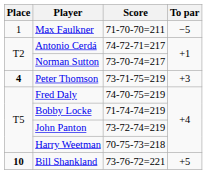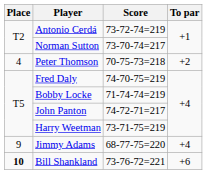- row: (65, 29)
(135, 45) 74-72-71=217 -> (135, 29) 73-72-74=219
(19, 78) bold -> (19, 62) normal
(135, 78) 73-71-75=219 -> (135, 62) 70-75-73=218
(185, 78) +3 -> (185, 62) +2
(135, 128) 73-72-74=219 -> (135, 111) 74-72-71=217
(135, 144) 70-75-73=218 -> (135, 128) 73-71-75=219
+ row: (65, 144)
(185, 161) +5 -> (185, 161) +6
